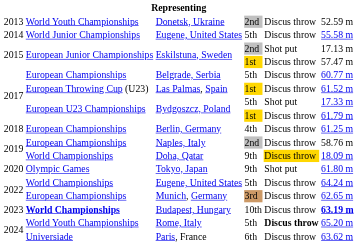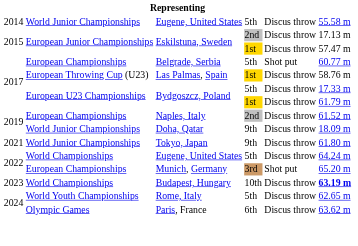- row: (190, 21)
(281, 48) Shot put -> (290, 35) Discus throw
(290, 75) Discus throw -> (281, 62) Shot put
(337, 89) 61.52 m -> (335, 75) 58.76 m
(281, 102) Shot put -> (290, 89) Discus throw
- row: (188, 129)
(337, 142) 58.76 m -> (335, 115) 61.52 m
(69, 156) World Championships -> (83, 129) World Junior Championships
(290, 156) gold background -> (290, 129) no background
(14, 169) 2020 -> (14, 142) 2021
(58, 169) Olympic Games -> (83, 142) World Junior Championships
(281, 169) Shot put -> (290, 142) Discus throw
(290, 196) Discus throw -> (281, 169) Shot put
(337, 196) 62.65 m -> (335, 169) 65.20 m
(73, 209) bold -> (69, 182) normal
(292, 223) bold -> (290, 196) normal
(337, 223) 65.20 m -> (335, 196) 62.65 m
(49, 236) Universiade -> (58, 209) Olympic Games
